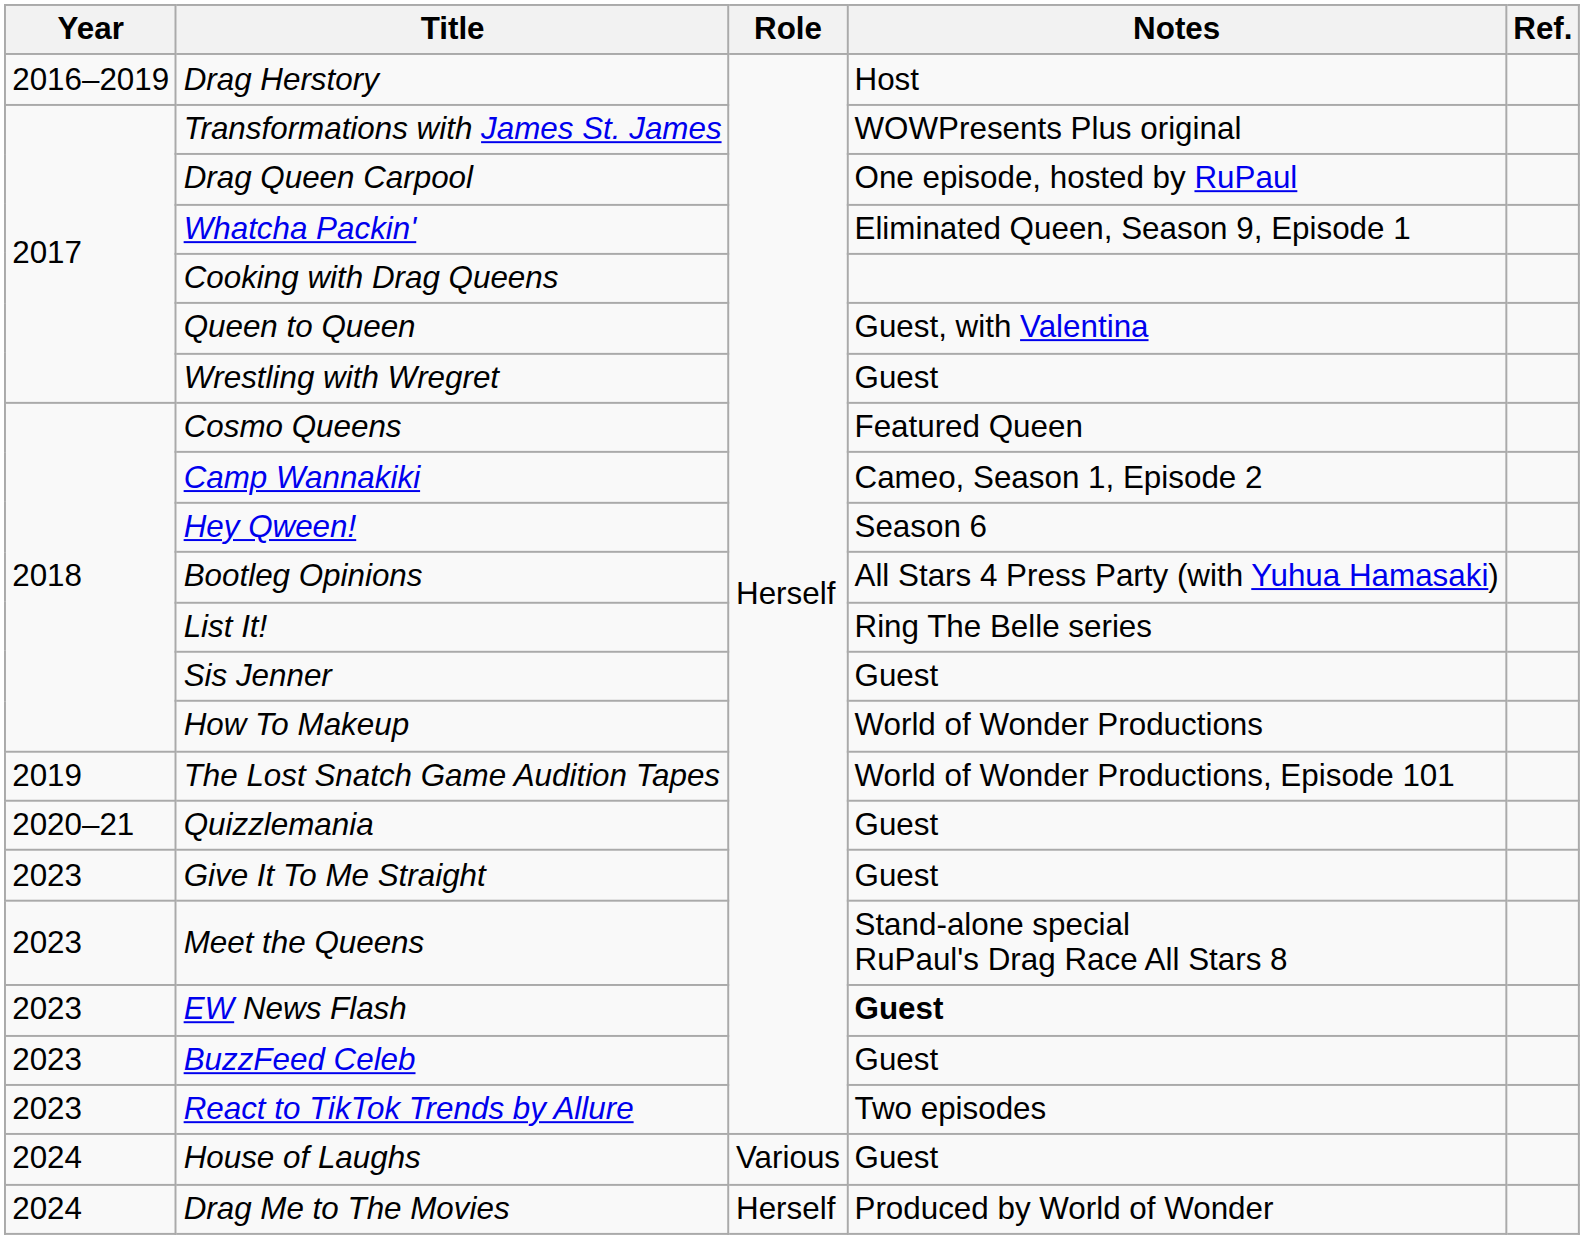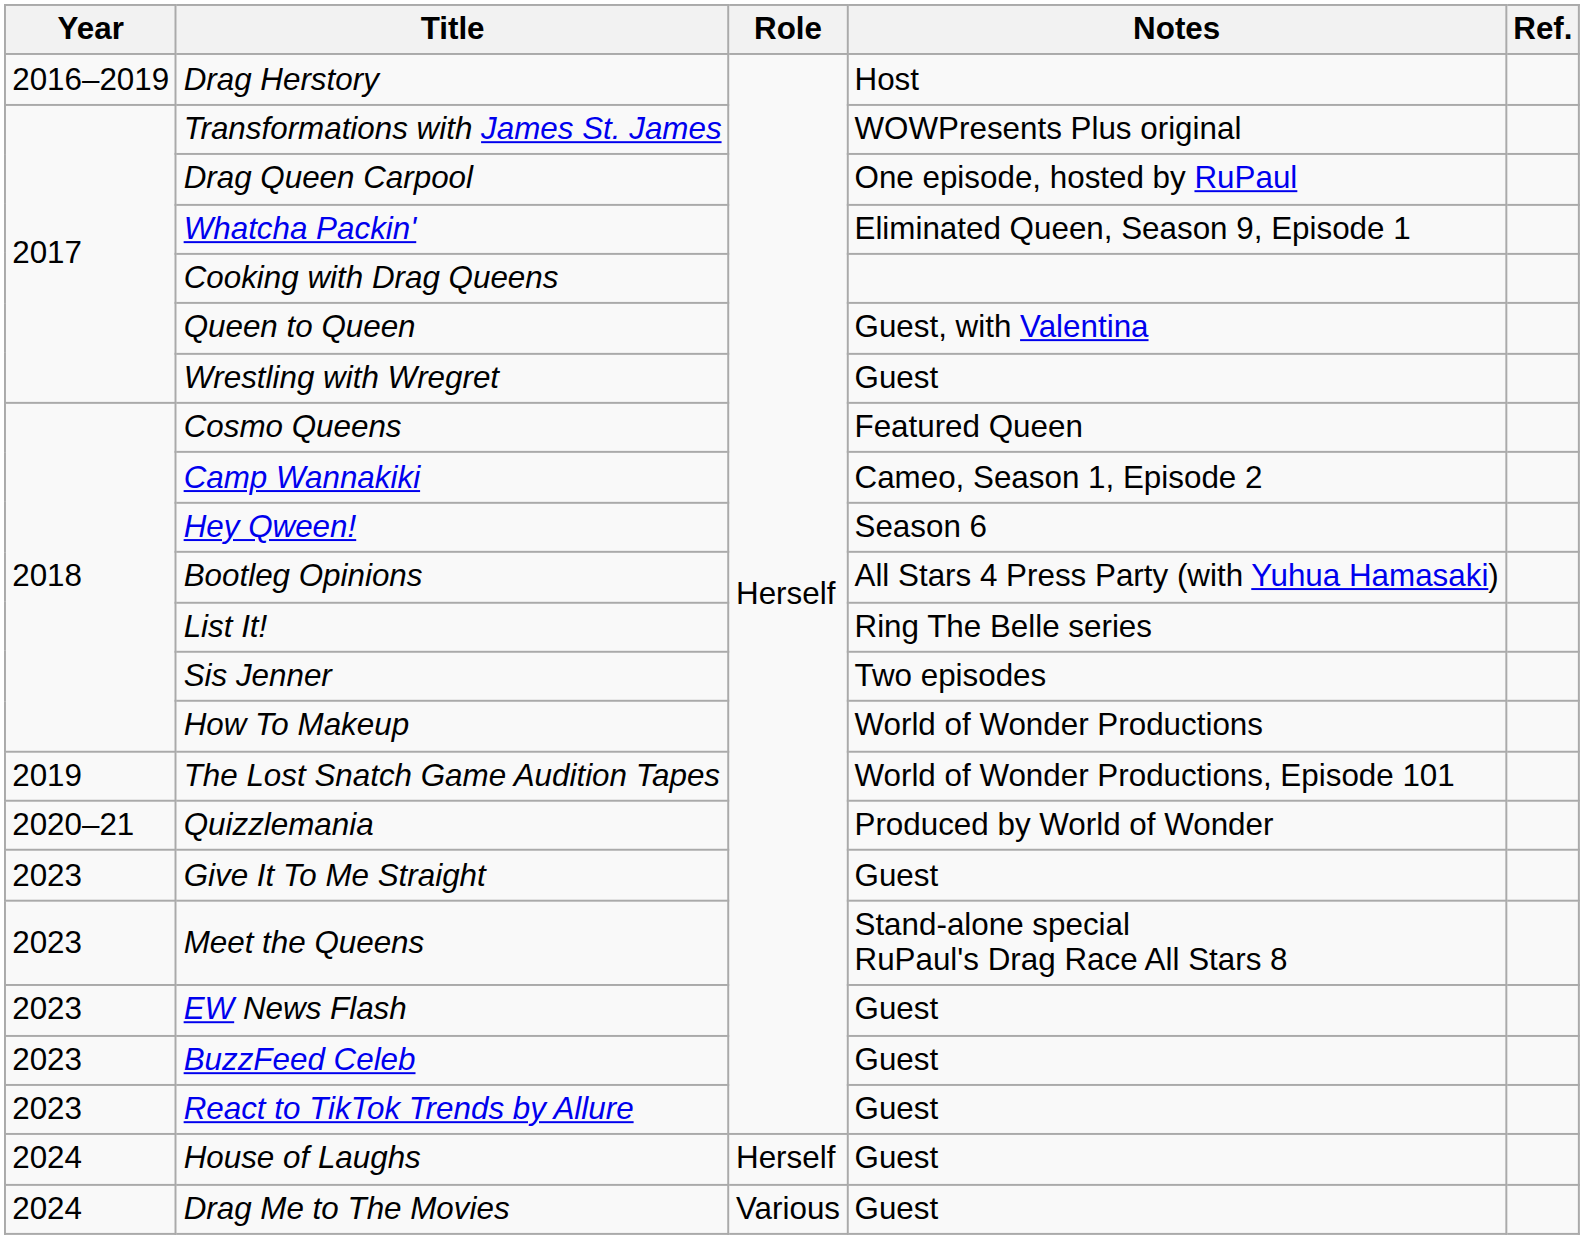(896, 675) Guest -> (950, 675) Two episodes
(896, 825) Guest -> (1064, 825) Produced by World of Wonder
(899, 1009) bold -> (896, 1009) normal
(950, 1109) Two episodes -> (896, 1109) Guest
(788, 1158) Various -> (786, 1158) Herself
(786, 1208) Herself -> (788, 1208) Various
(1064, 1208) Produced by World of Wonder -> (896, 1208) Guest
